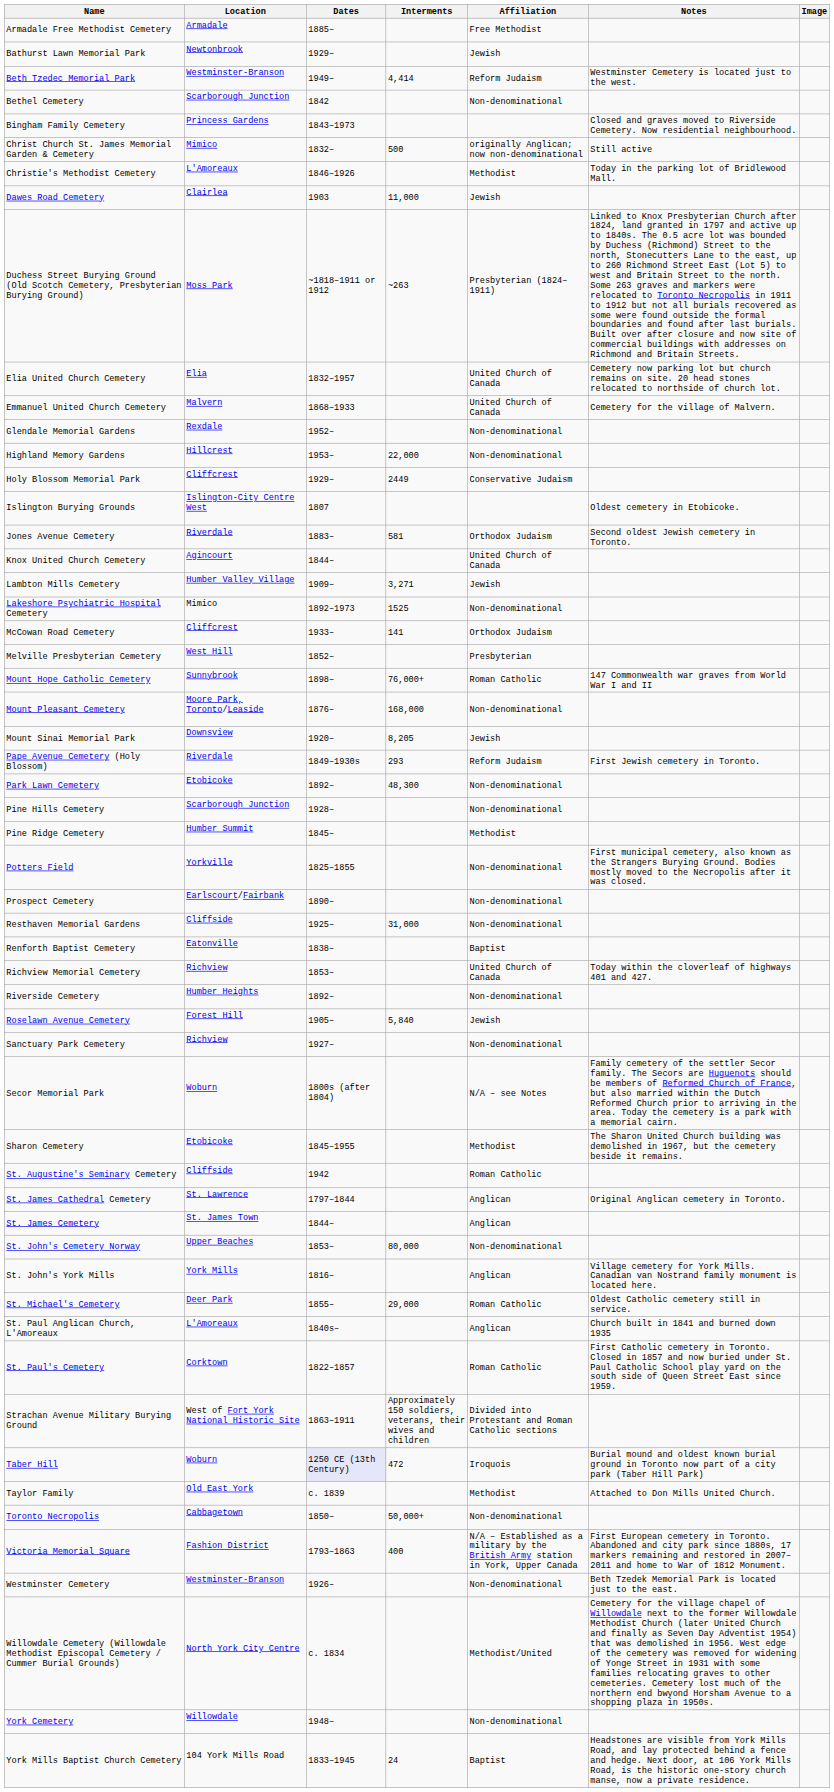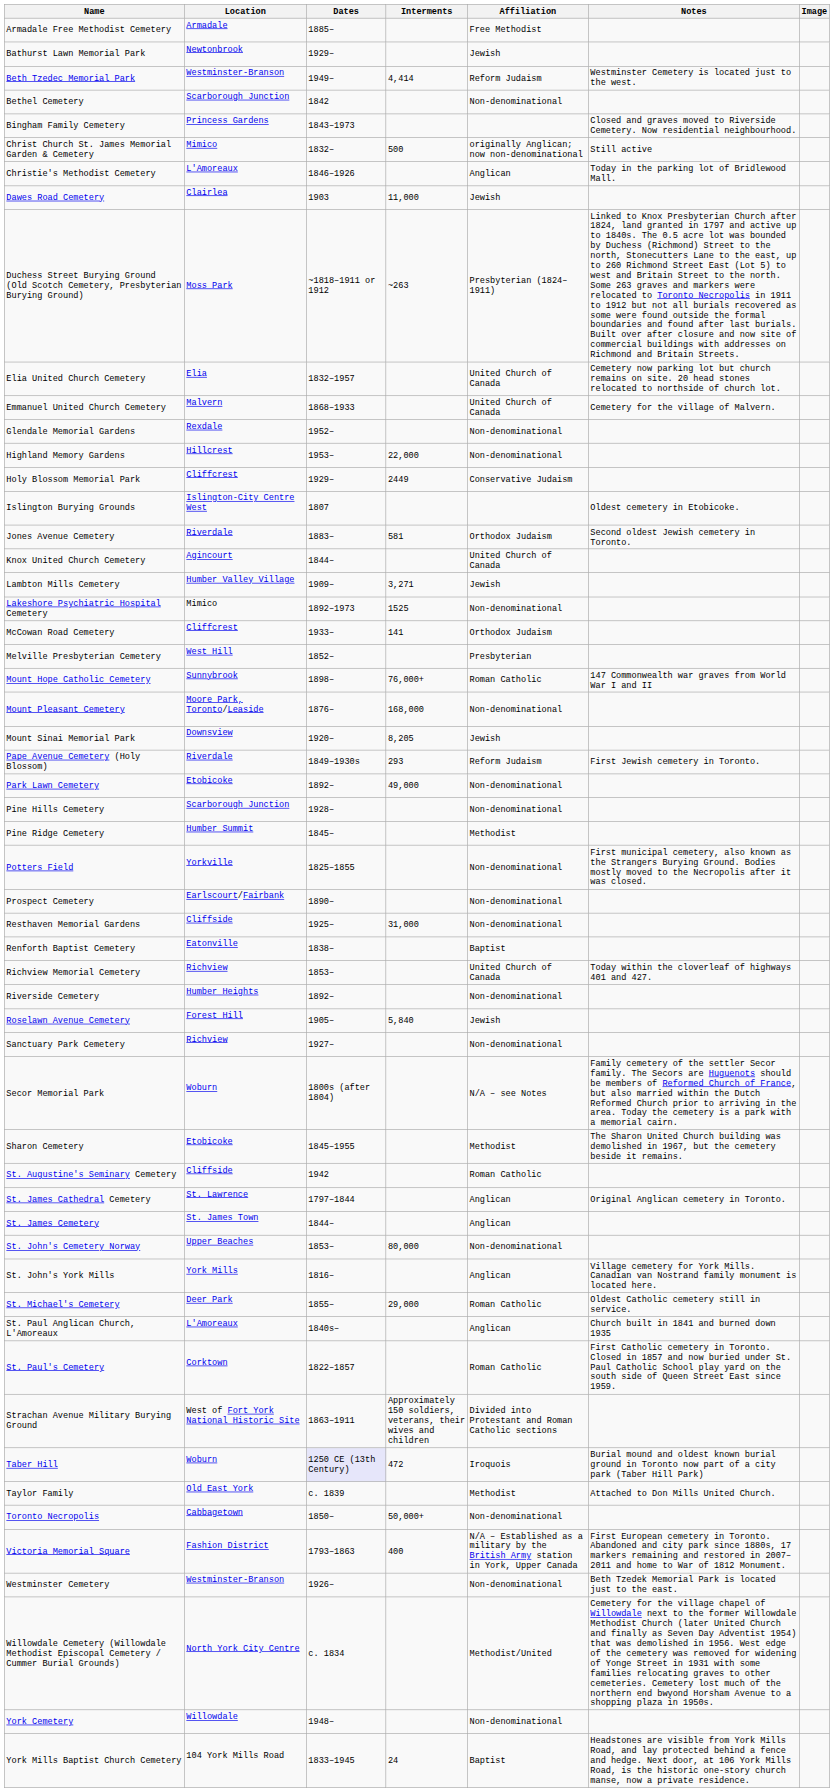(493, 174) Methodist -> (490, 174) Anglican
(403, 786) 48,300 -> (403, 786) 49,000
